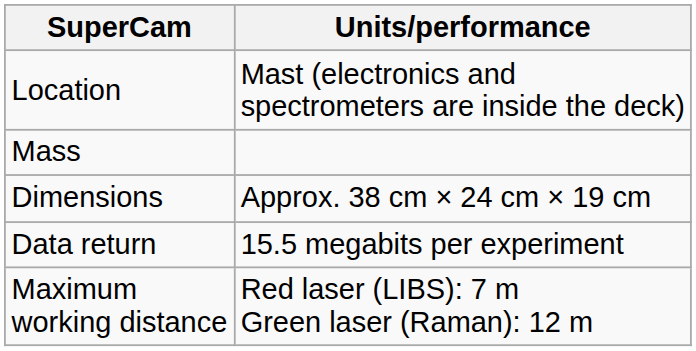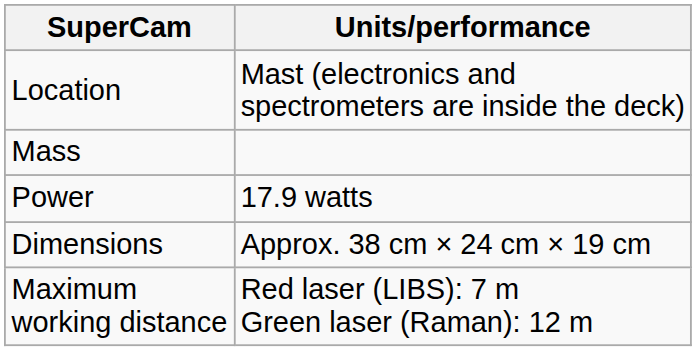+ row: (53, 197)
- row: (84, 243)
